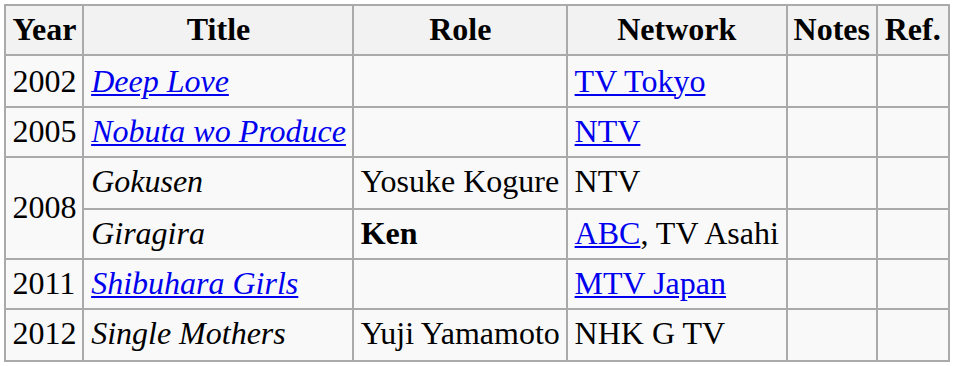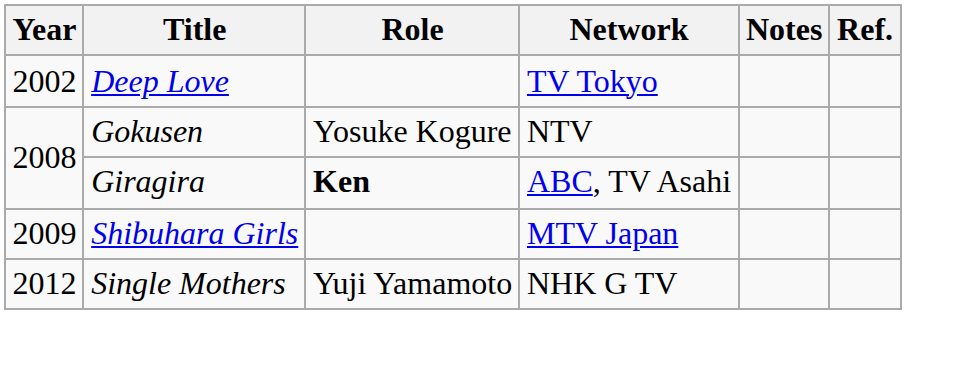- row: (219, 131)
(44, 283) 2011 -> (44, 232) 2009
